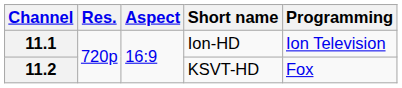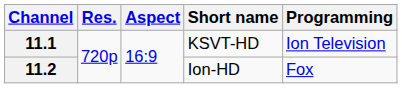(214, 43) Ion-HD -> (223, 43) KSVT-HD
(223, 69) KSVT-HD -> (214, 69) Ion-HD
